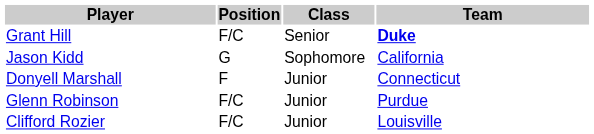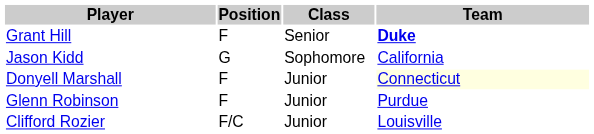(231, 36) F/C -> (223, 36) F
(419, 79) no background -> (419, 79) lightyellow background
(231, 101) F/C -> (223, 101) F
